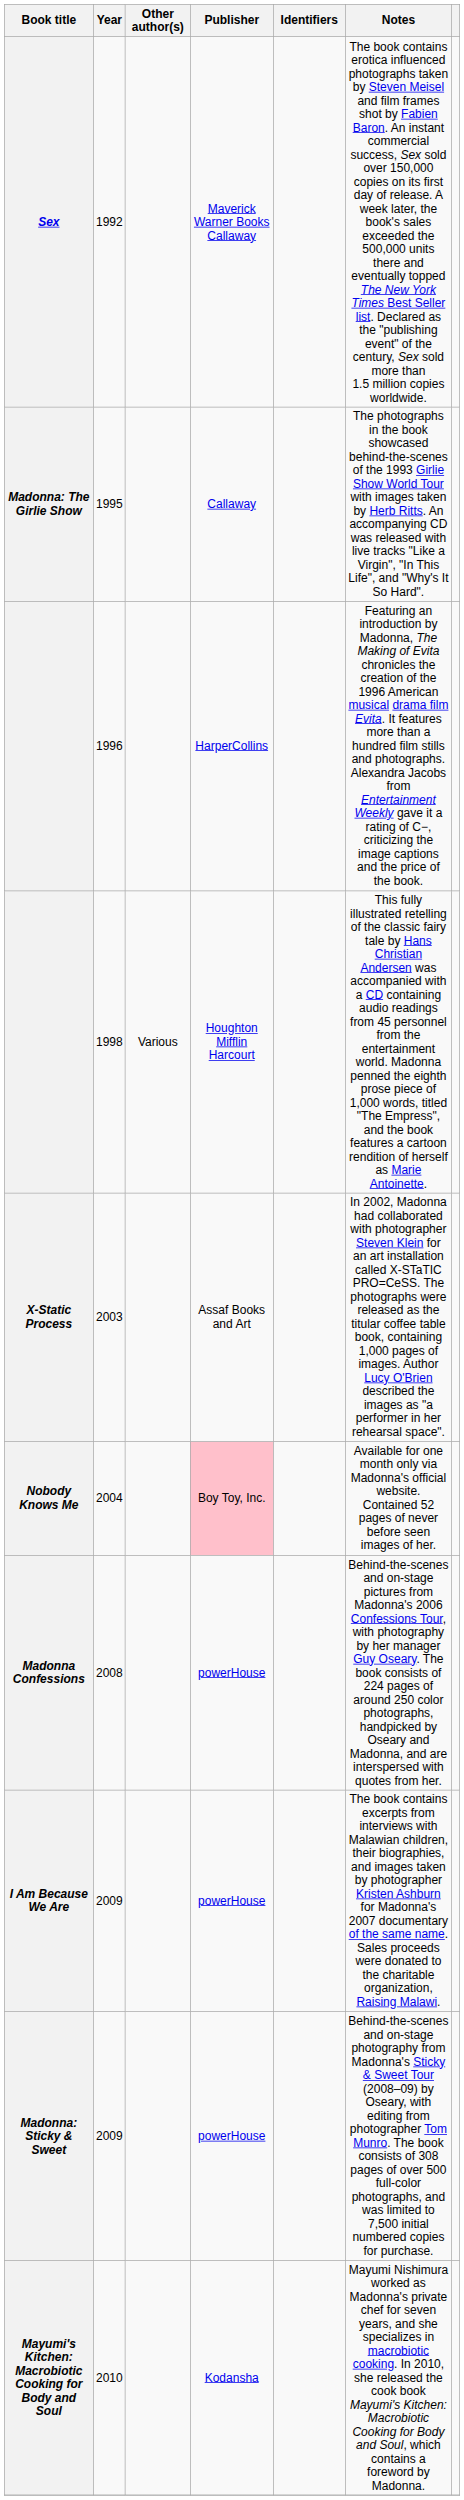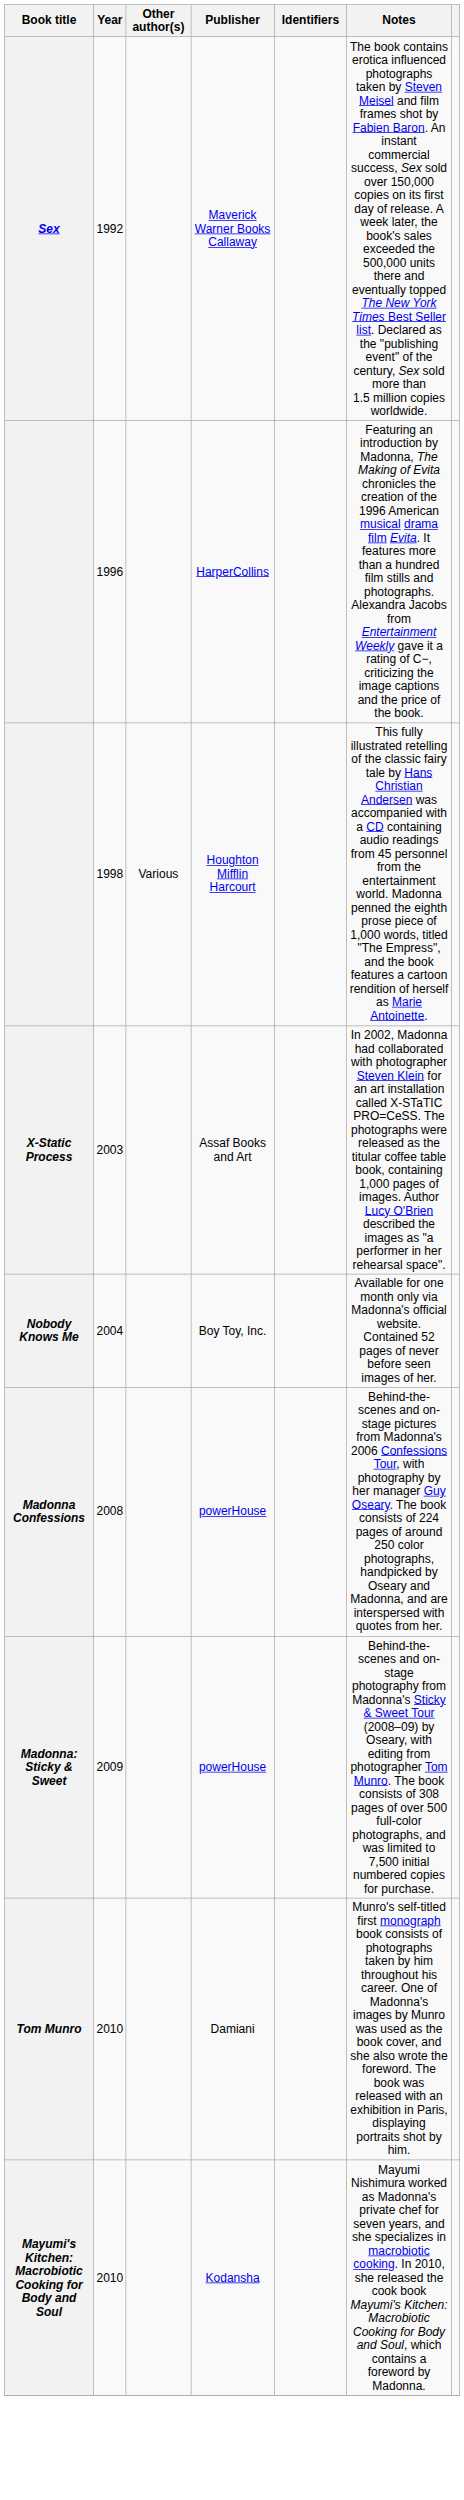- row: (49, 504)
(232, 1498) pink background -> (233, 1330) no background
- row: (49, 1901)
+ row: (49, 2029)
